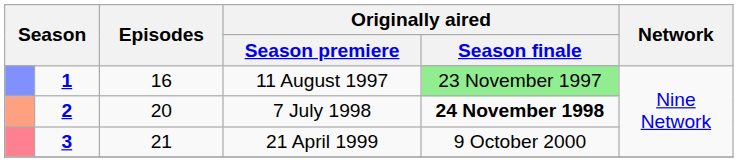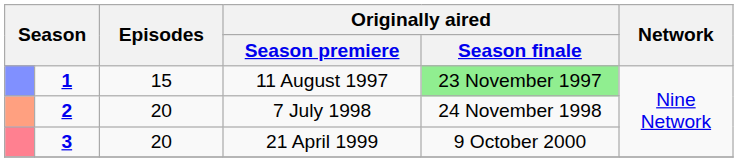(161, 80) 16 -> (161, 80) 15
(520, 111) bold -> (520, 111) normal
(161, 141) 21 -> (161, 141) 20
